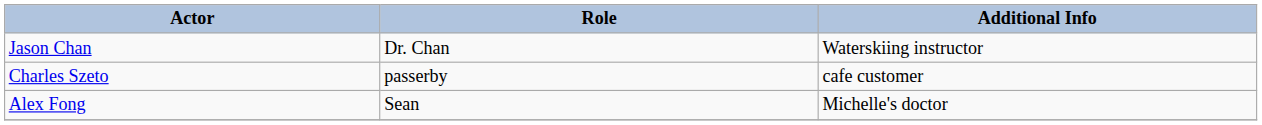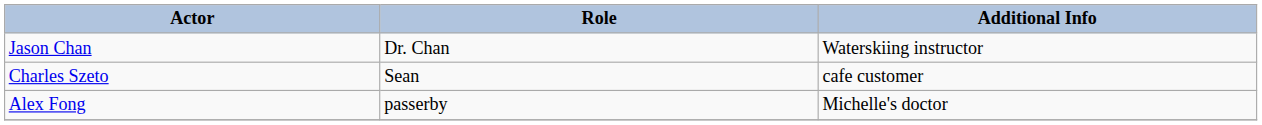(416, 76) passerby -> (402, 76) Sean
(402, 104) Sean -> (416, 104) passerby
